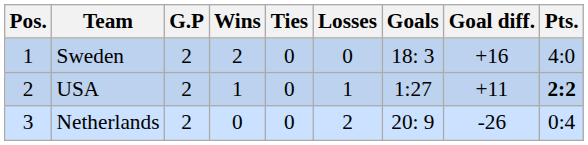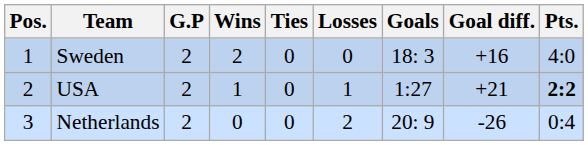(492, 88) +11 -> (492, 88) +21
